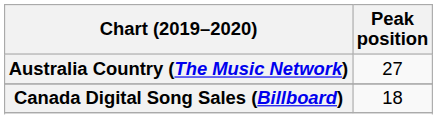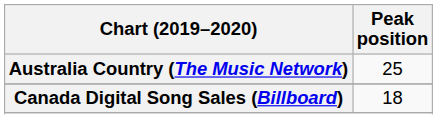(392, 68) 27 -> (392, 68) 25
